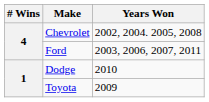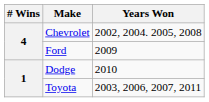(148, 51) 2003, 2006, 2007, 2011 -> (106, 51) 2009
(106, 88) 2009 -> (148, 88) 2003, 2006, 2007, 2011
